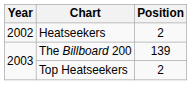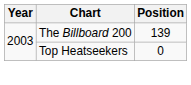- row: (72, 32)
(161, 70) 2 -> (161, 51) 0
